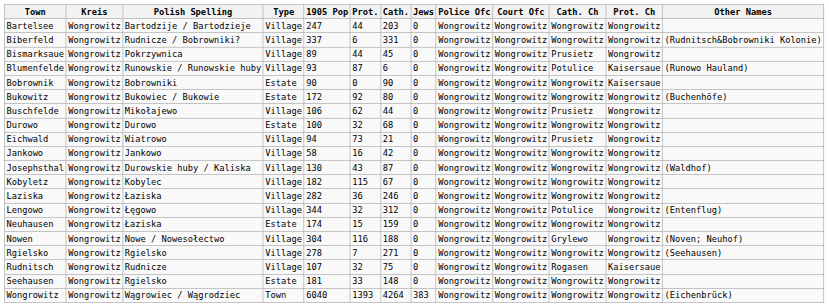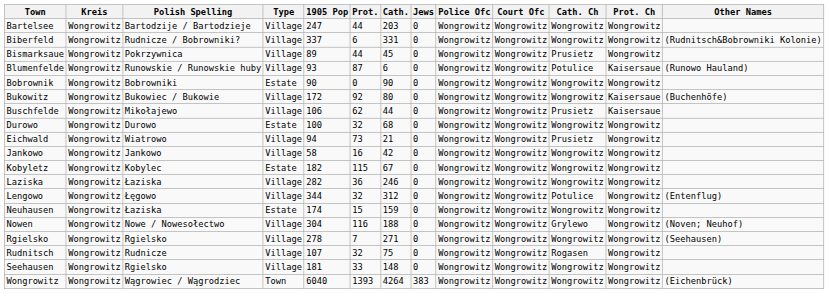(634, 82) Kaisersaue -> (634, 82) Wongrowitz
(281, 97) Estate -> (284, 97) Village
(634, 97) Wongrowitz -> (634, 97) Kaisersaue
(634, 111) Wongrowitz -> (634, 111) Kaisersaue
- row: (35, 168)
(284, 182) Village -> (281, 168) Estate
(634, 267) Kaisersaue -> (634, 253) Wongrowitz
(281, 281) Estate -> (284, 267) Village
